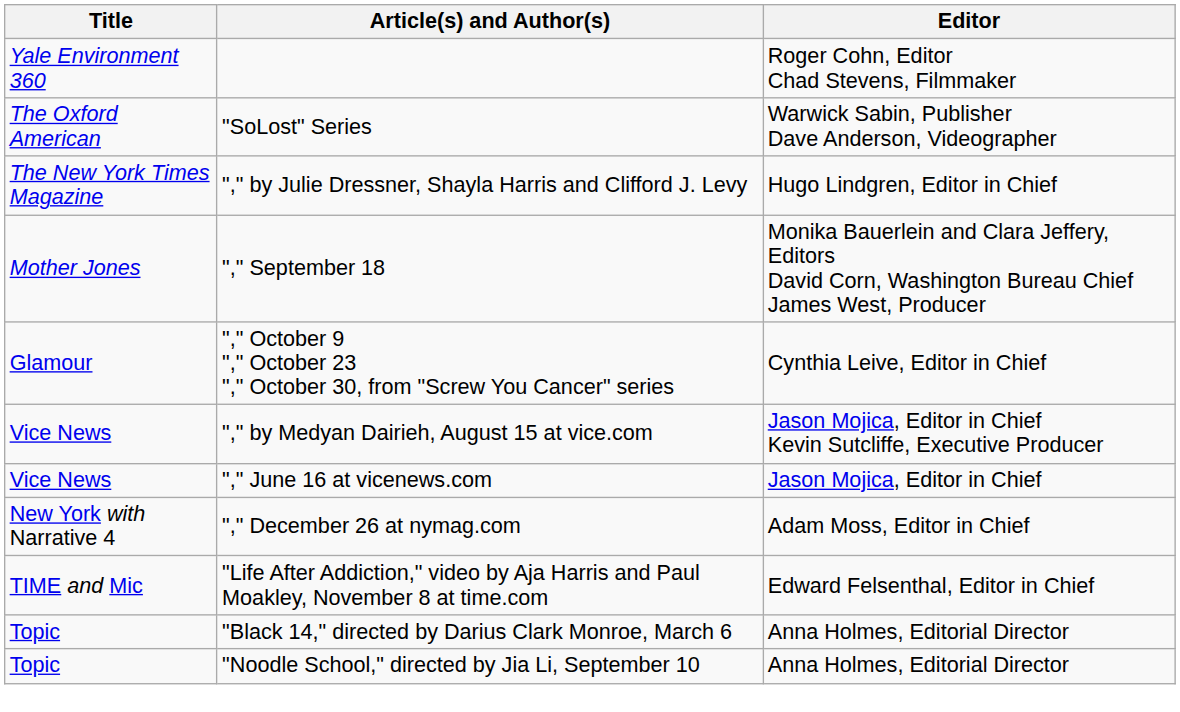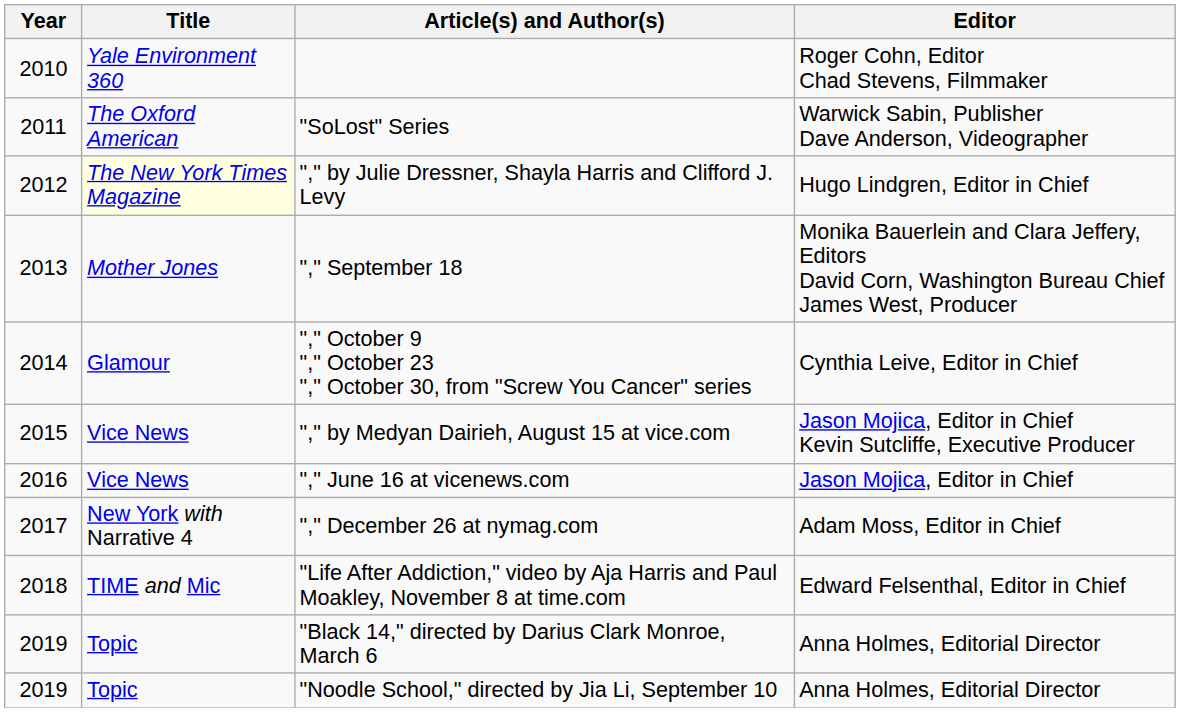+ column: (43, 21)
(110, 185) no background -> (187, 185) lightyellow background
